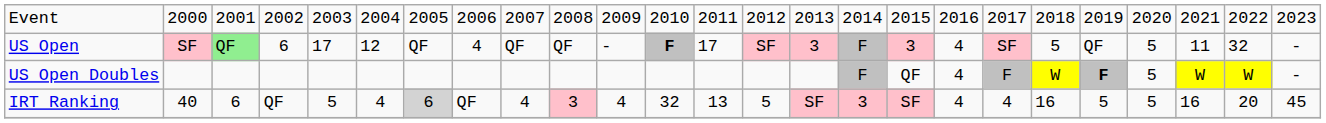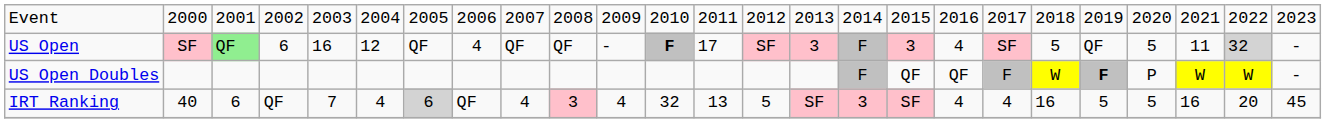(322, 47) 17 -> (322, 47) 16
(1238, 47) no background -> (1238, 47) lightgrey background
(959, 75) 4 -> (959, 75) QF
(1152, 75) 5 -> (1152, 75) P
(332, 103) 5 -> (332, 103) 7
